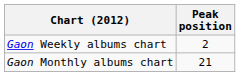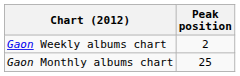(205, 62) 21 -> (205, 62) 25
